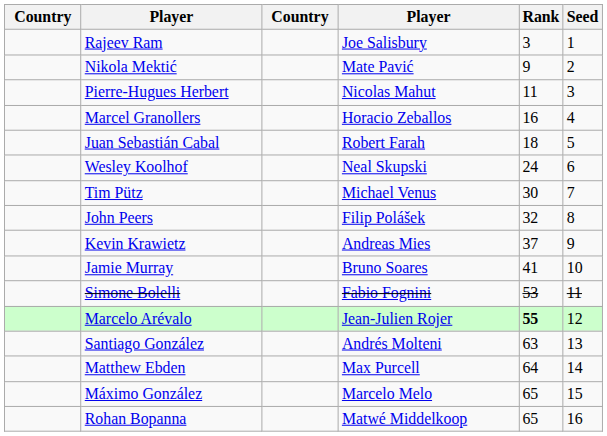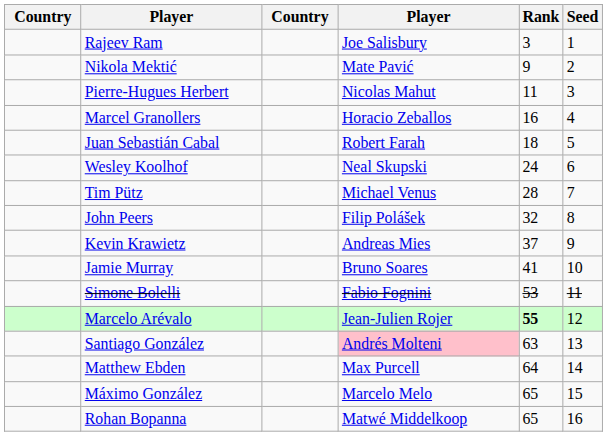(530, 192) 30 -> (530, 192) 28
(392, 343) no background -> (392, 343) pink background
